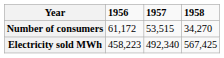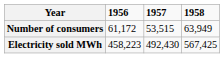(198, 28) 34,270 -> (198, 28) 63,949
(163, 45) 492,340 -> (163, 45) 492,430
